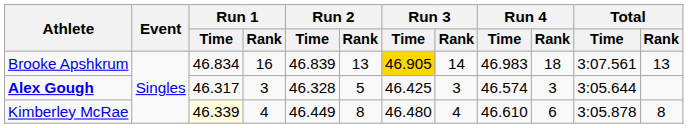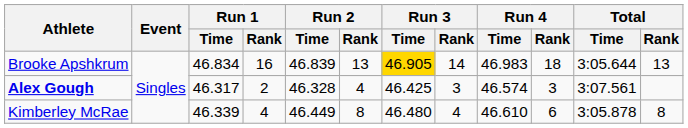(607, 64) 3:07.561 -> (607, 64) 3:05.644
(264, 88) 3 -> (264, 88) 2
(360, 88) 5 -> (360, 88) 4
(607, 88) 3:05.644 -> (607, 88) 3:07.561
(216, 112) lightyellow background -> (216, 112) no background
